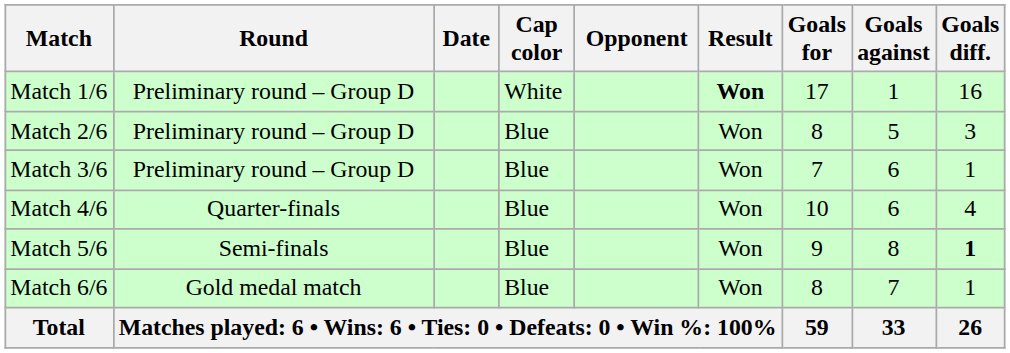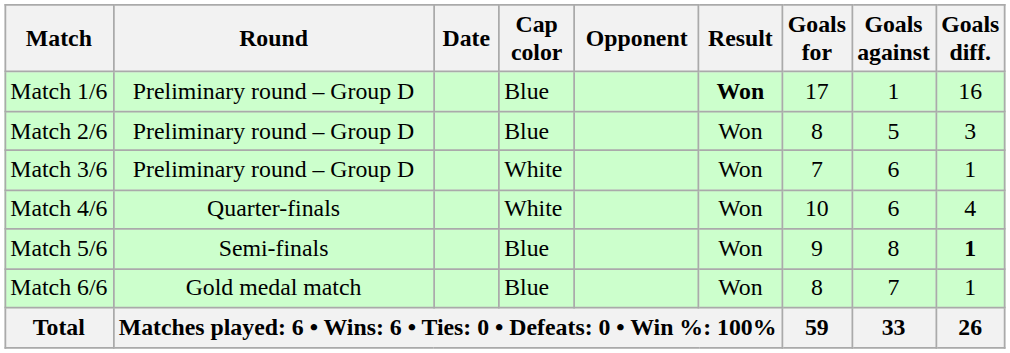(533, 90) White -> (527, 90) Blue
(527, 169) Blue -> (533, 169) White
(527, 208) Blue -> (533, 208) White
